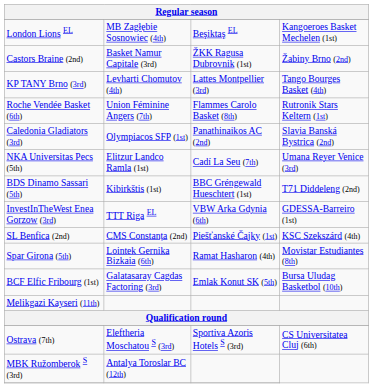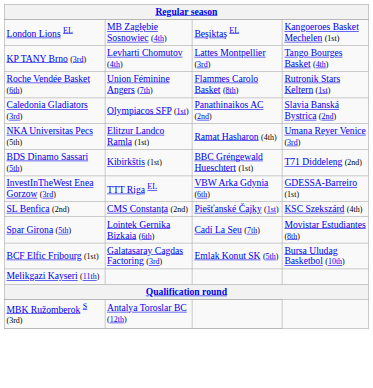- row: (45, 58)
(226, 162) Cadí La Seu (7th) -> (235, 136) Ramat Hasharon (4th)
(234, 256) Ramat Hasharon (4th) -> (227, 230) Cadí La Seu (7th)
- row: (30, 339)
